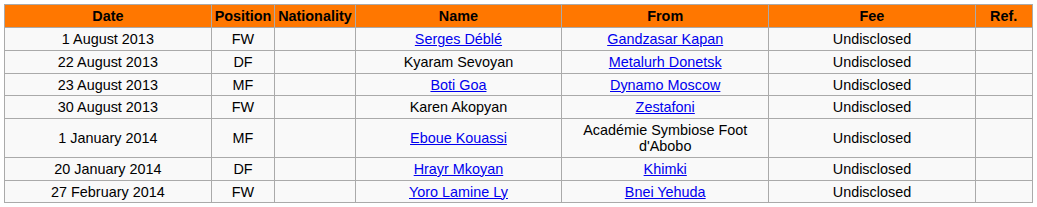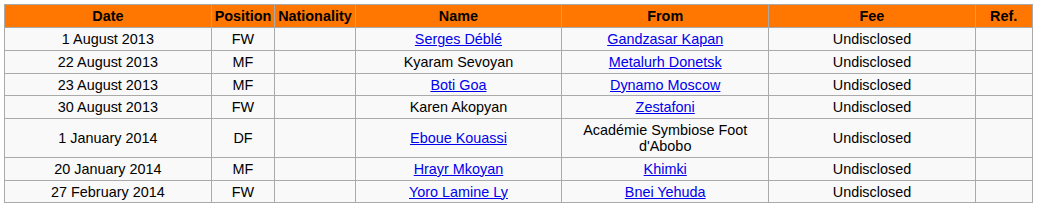(243, 62) DF -> (243, 62) MF
(243, 138) MF -> (243, 138) DF
(243, 169) DF -> (243, 169) MF
